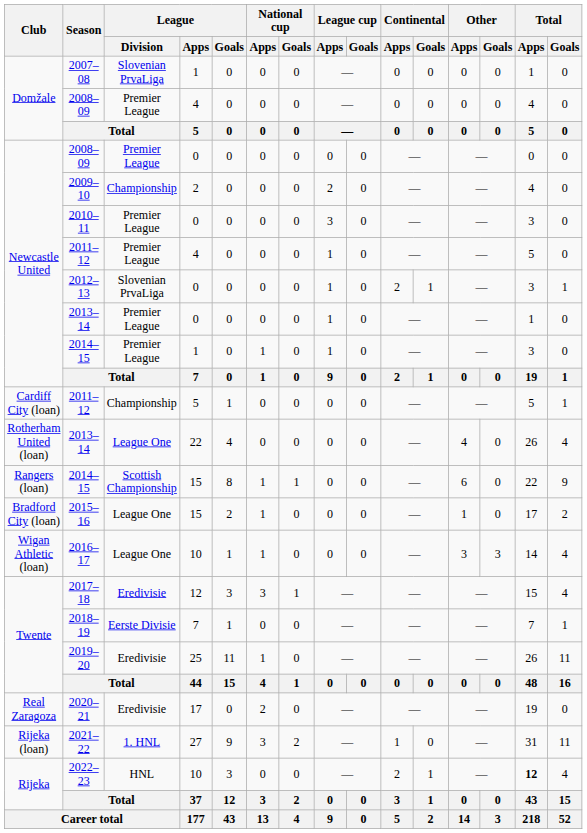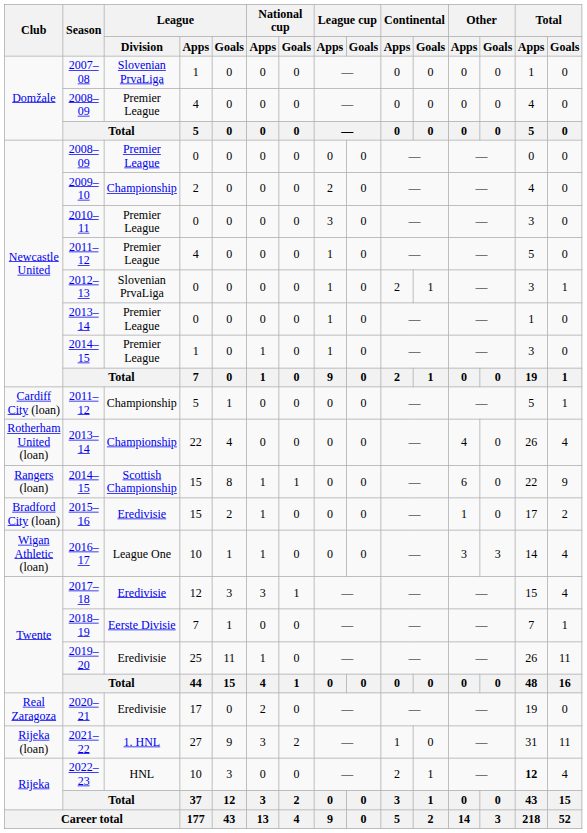(142, 442) League One -> (142, 442) Championship
(142, 514) League One -> (142, 514) Eredivisie
